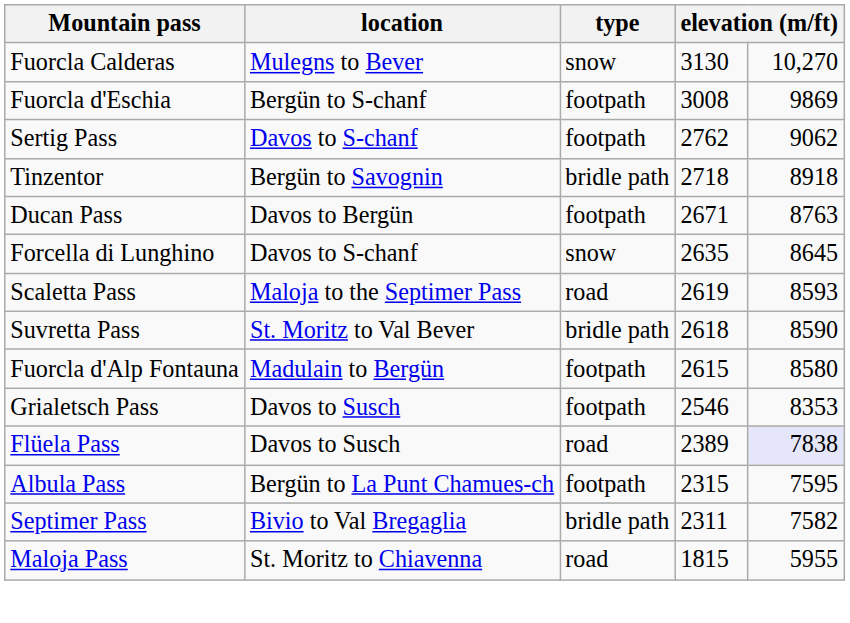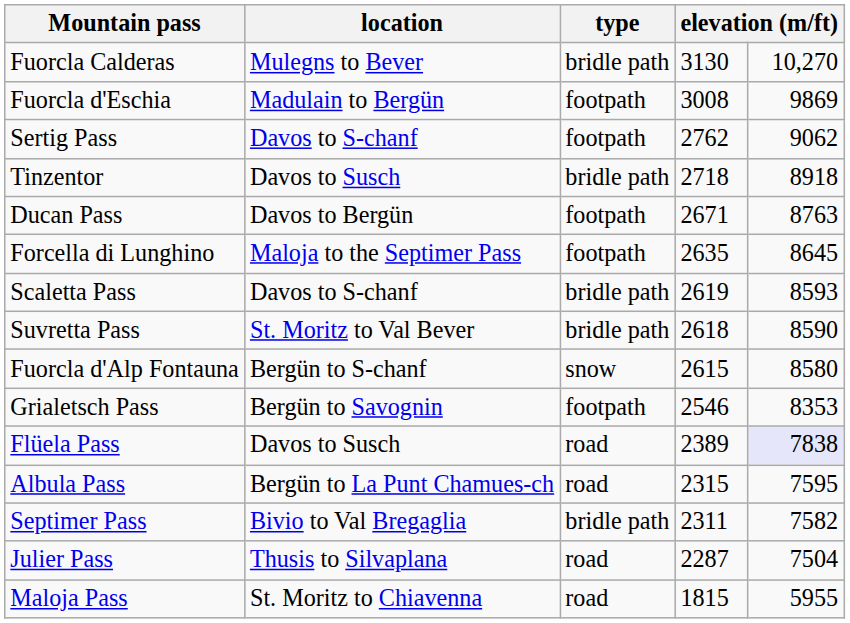(591, 61) snow -> (617, 61) bridle path
(338, 100) Bergün to S-chanf -> (347, 100) Madulain to Bergün
(346, 176) Bergün to Savognin -> (325, 176) Davos to Susch
(334, 253) Davos to S-chanf -> (385, 253) Maloja to the Septimer Pass
(591, 253) snow -> (606, 253) footpath
(385, 291) Maloja to the Septimer Pass -> (334, 291) Davos to S-chanf
(587, 291) road -> (617, 291) bridle path
(347, 368) Madulain to Bergün -> (338, 368) Bergün to S-chanf
(606, 368) footpath -> (591, 368) snow
(325, 406) Davos to Susch -> (346, 406) Bergün to Savognin
(606, 483) footpath -> (587, 483) road
+ row: (62, 560)
